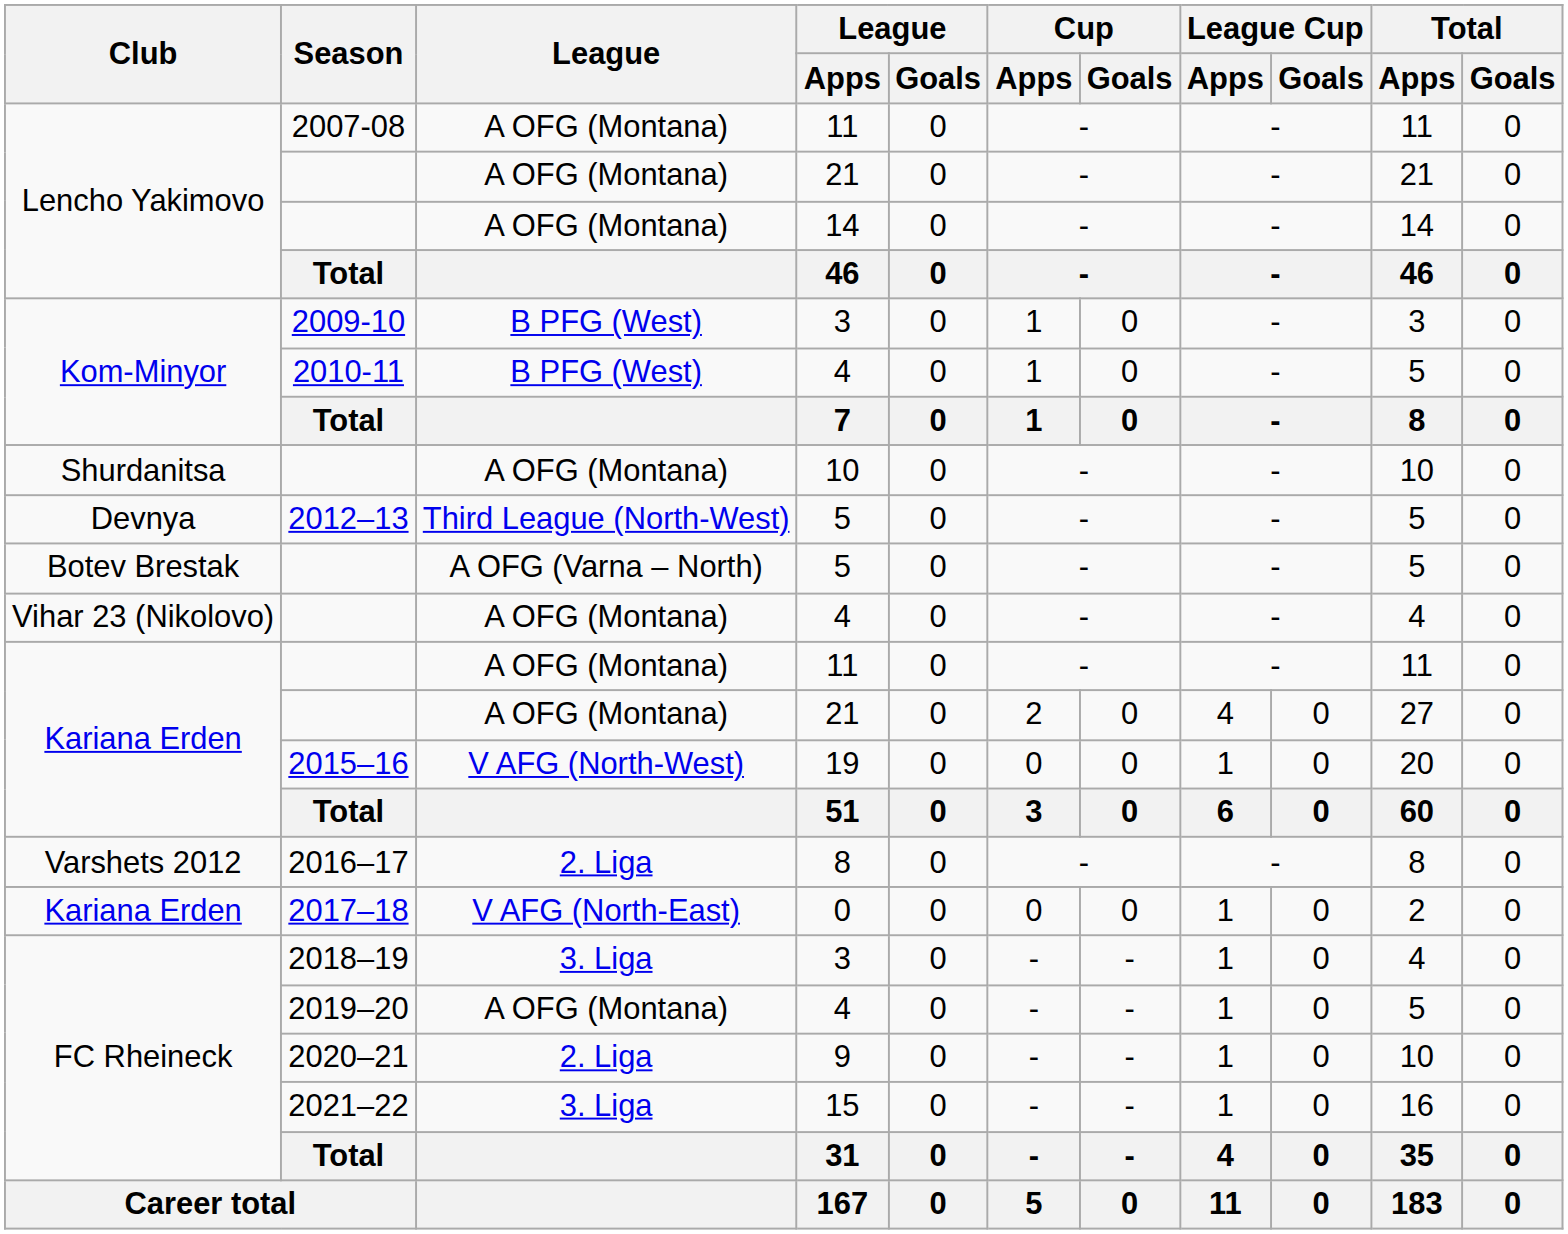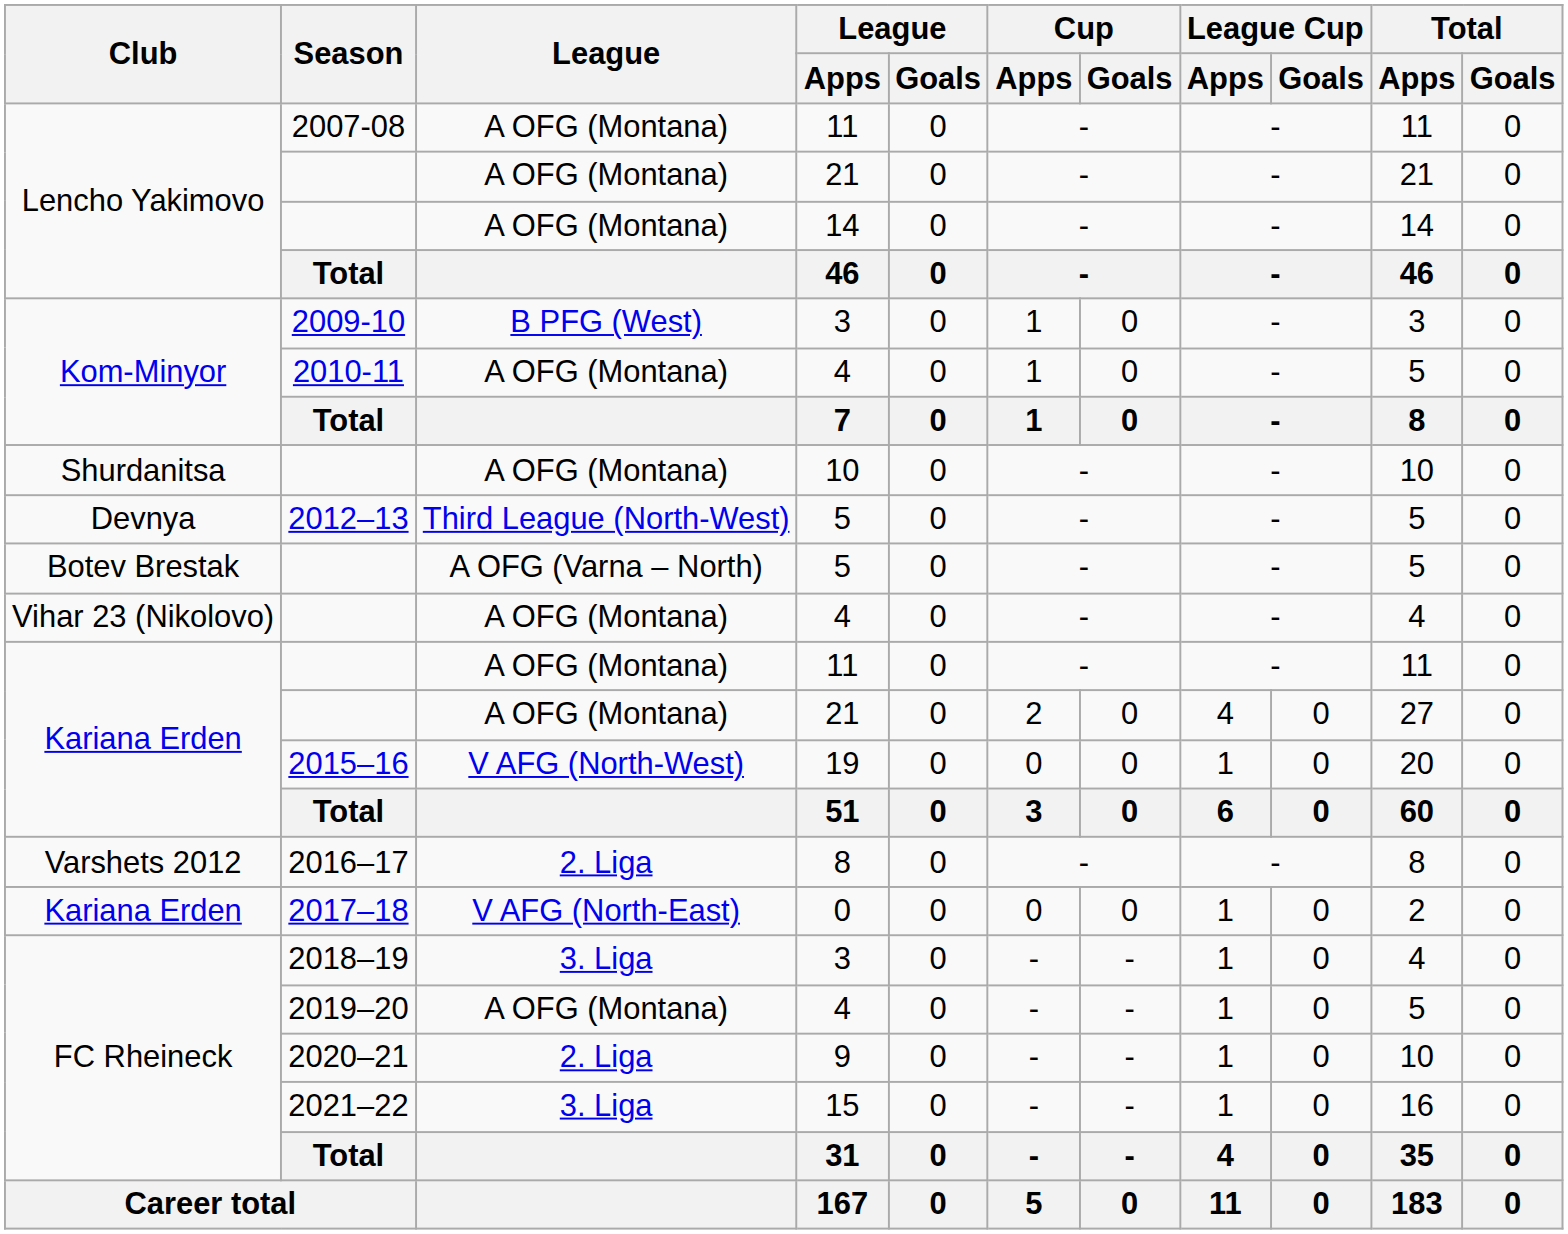(606, 371) B PFG (West) -> (606, 371) A OFG (Montana)
